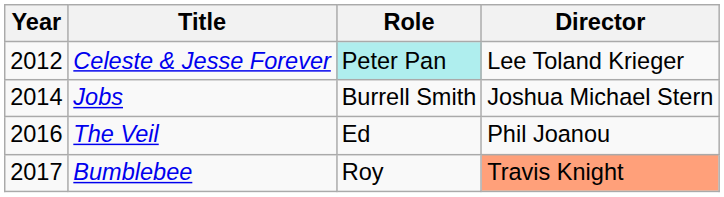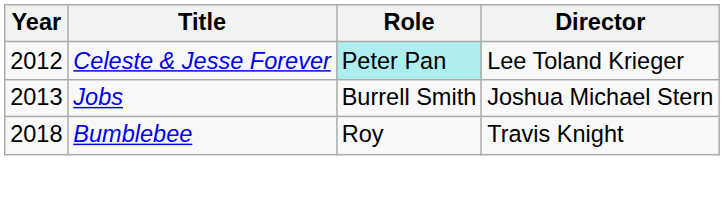(36, 97) 2014 -> (36, 97) 2013
- row: (116, 135)
(36, 172) 2017 -> (36, 135) 2018
(555, 172) lightsalmon background -> (555, 135) no background
